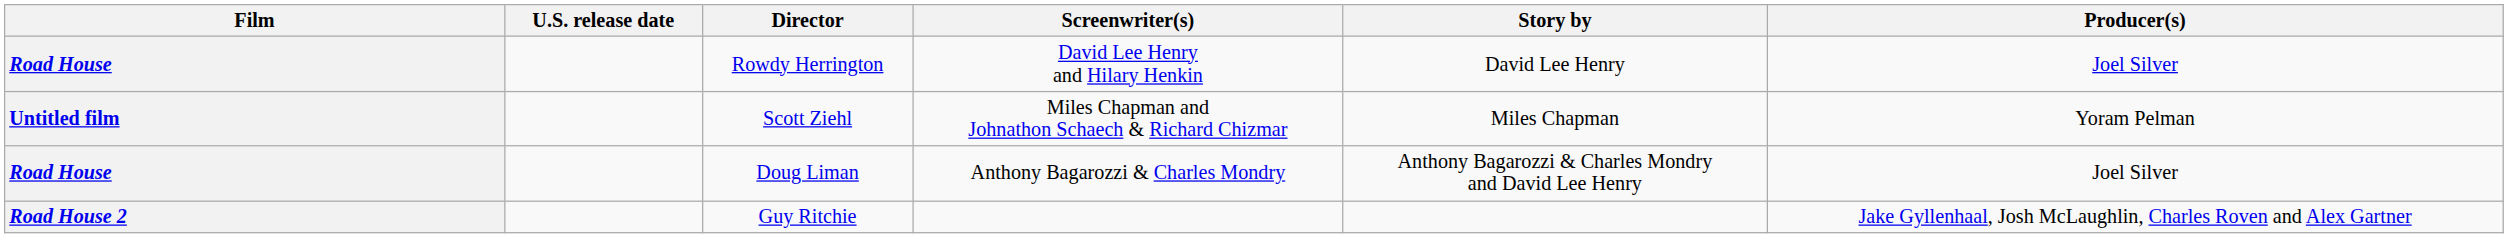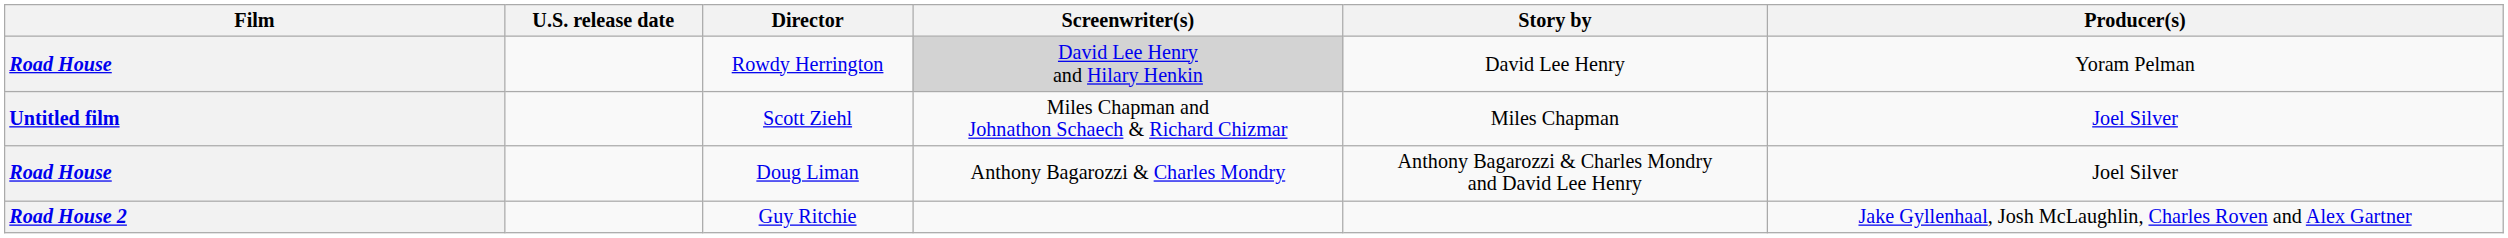(1128, 63) no background -> (1128, 63) lightgrey background
(2135, 63) Joel Silver -> (2135, 63) Yoram Pelman
(2135, 118) Yoram Pelman -> (2135, 118) Joel Silver
